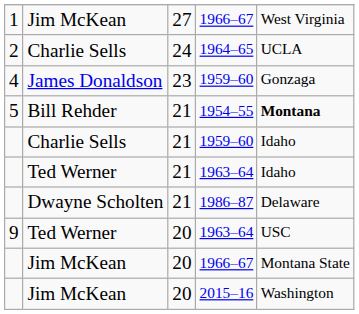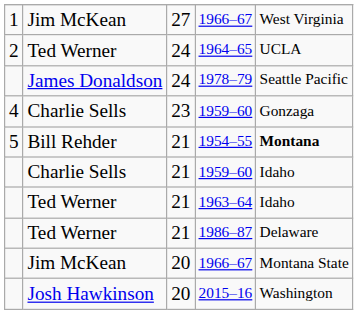(77, 50) Charlie Sells -> (72, 50) Ted Werner
+ row: (14, 81)
(95, 80) James Donaldson -> (77, 111) Charlie Sells
(95, 202) Dwayne Scholten -> (72, 232) Ted Werner
- row: (14, 232)
(77, 293) Jim McKean -> (91, 293) Josh Hawkinson
